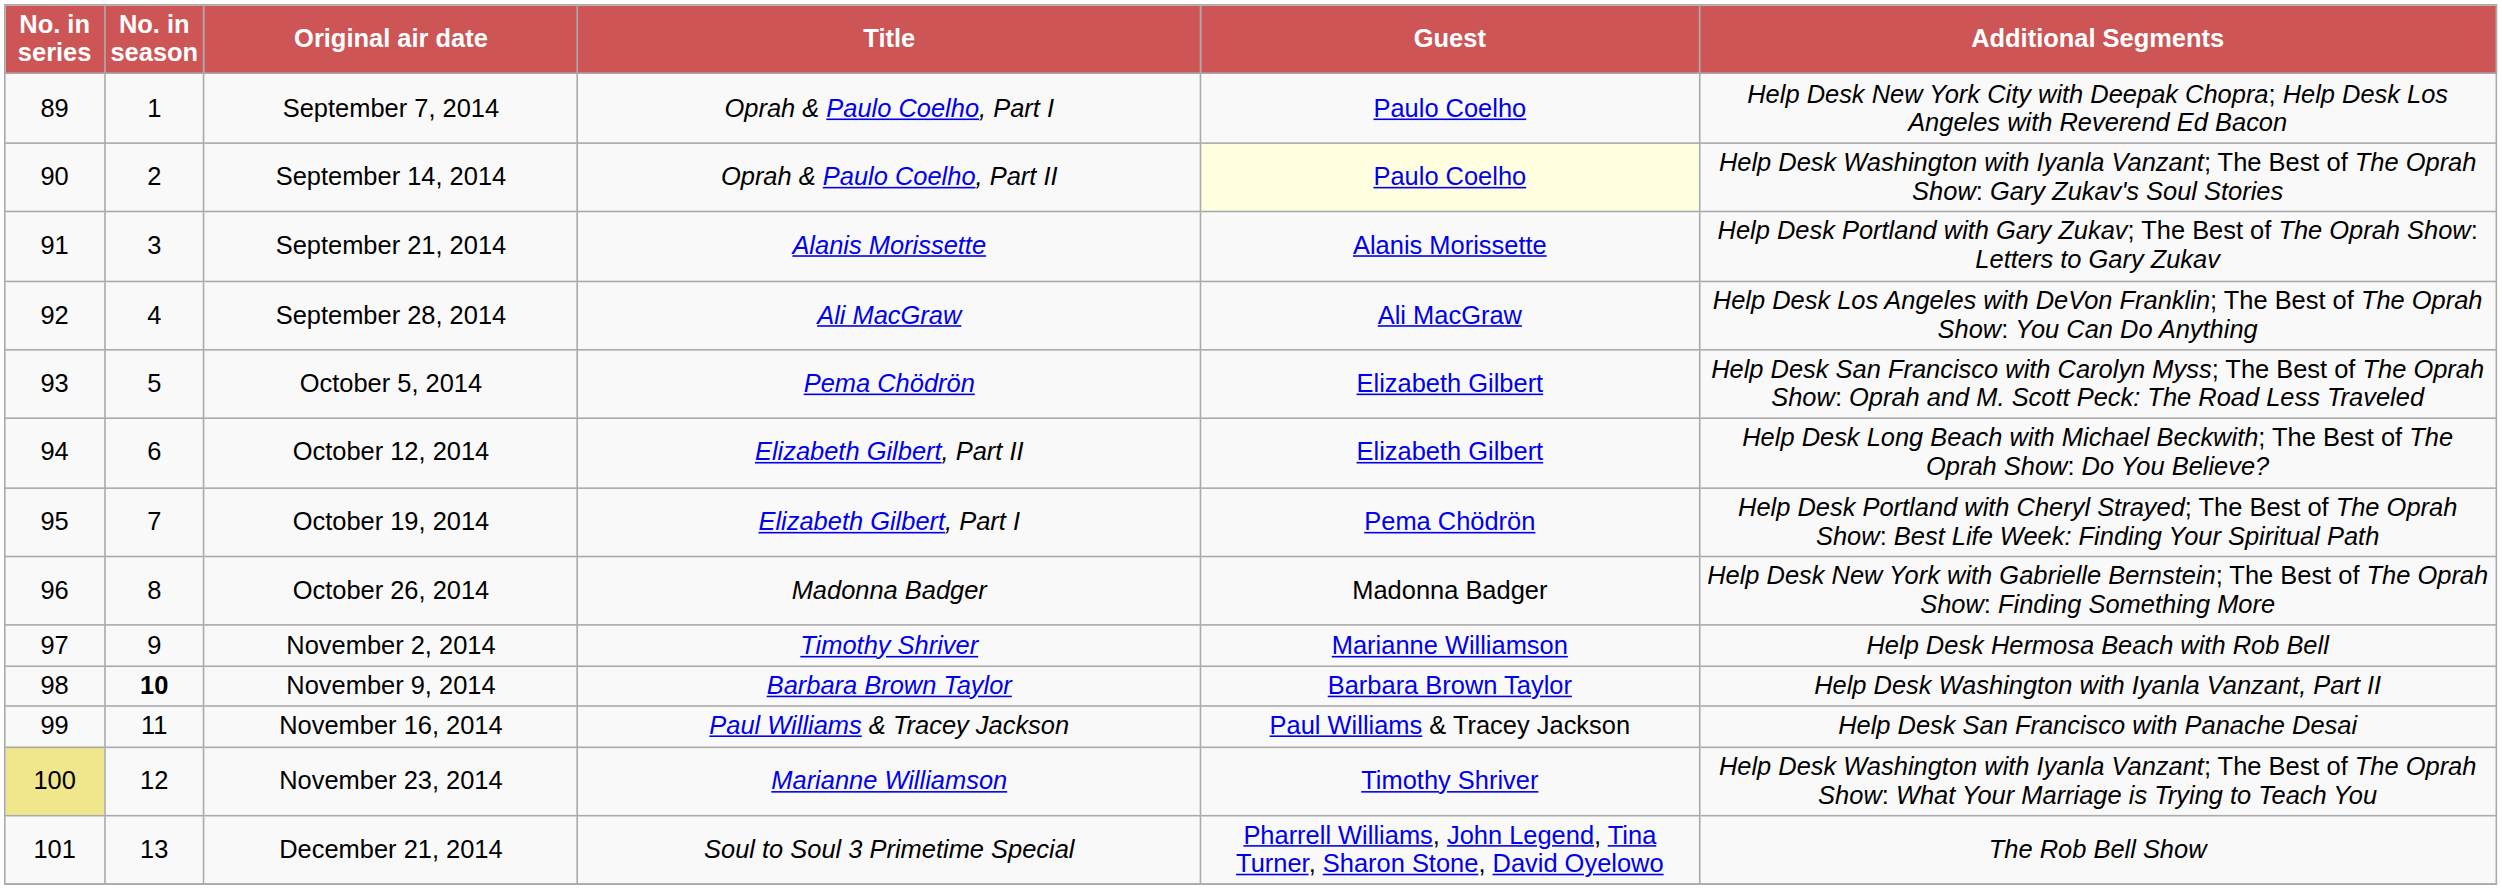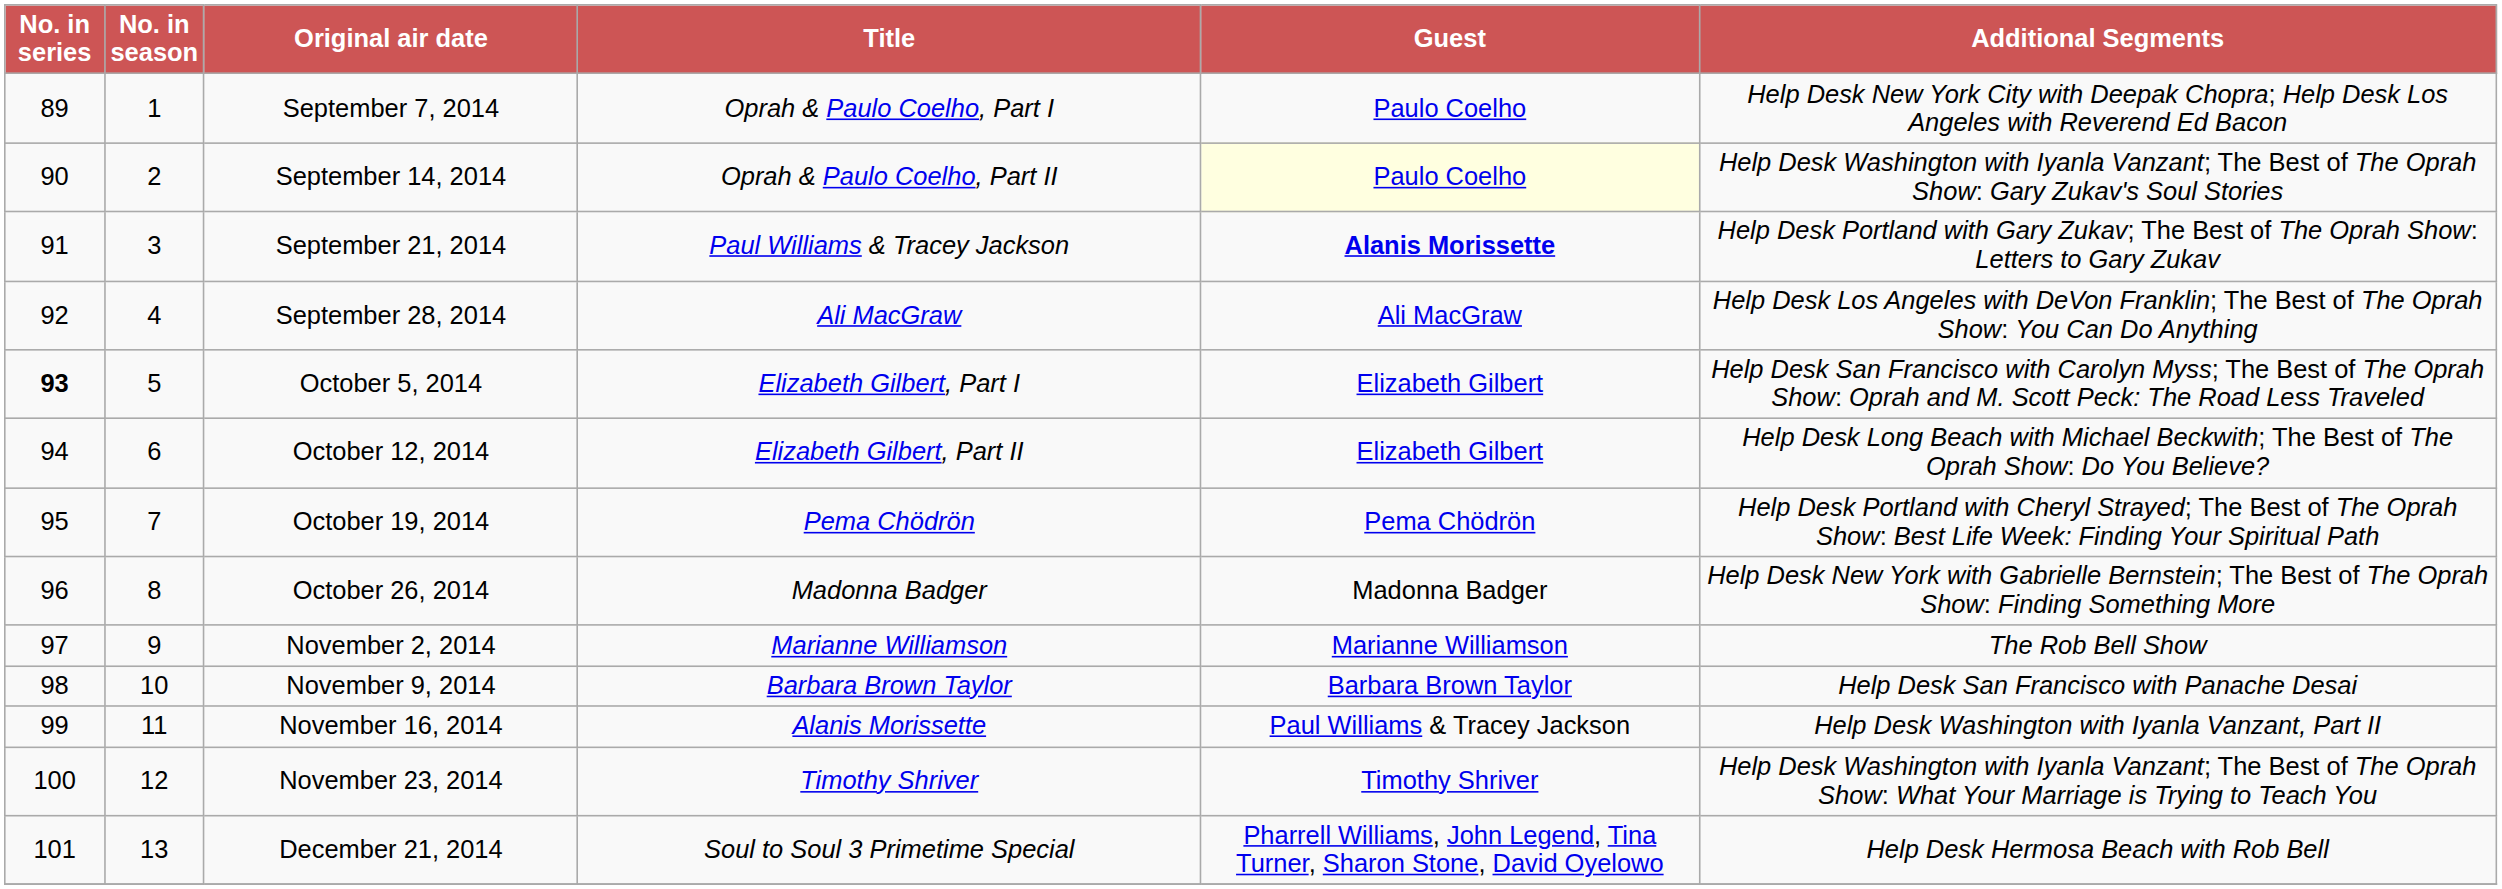(889, 245) Alanis Morissette -> (889, 245) Paul Williams & Tracey Jackson
(1450, 245) normal -> (1450, 245) bold
(55, 383) normal -> (55, 383) bold
(889, 383) Pema Chödrön -> (889, 383) Elizabeth Gilbert, Part I
(889, 521) Elizabeth Gilbert, Part I -> (889, 521) Pema Chödrön
(889, 645) Timothy Shriver -> (889, 645) Marianne Williamson
(2098, 645) Help Desk Hermosa Beach with Rob Bell -> (2098, 645) The Rob Bell Show
(154, 685) bold -> (154, 685) normal
(2098, 685) Help Desk Washington with Iyanla Vanzant, Part II -> (2098, 685) Help Desk San Francisco with Panache Desai
(889, 726) Paul Williams & Tracey Jackson -> (889, 726) Alanis Morissette
(2098, 726) Help Desk San Francisco with Panache Desai -> (2098, 726) Help Desk Washington with Iyanla Vanzant, Part II
(55, 780) khaki background -> (55, 780) no background
(889, 780) Marianne Williamson -> (889, 780) Timothy Shriver
(2098, 849) The Rob Bell Show -> (2098, 849) Help Desk Hermosa Beach with Rob Bell
